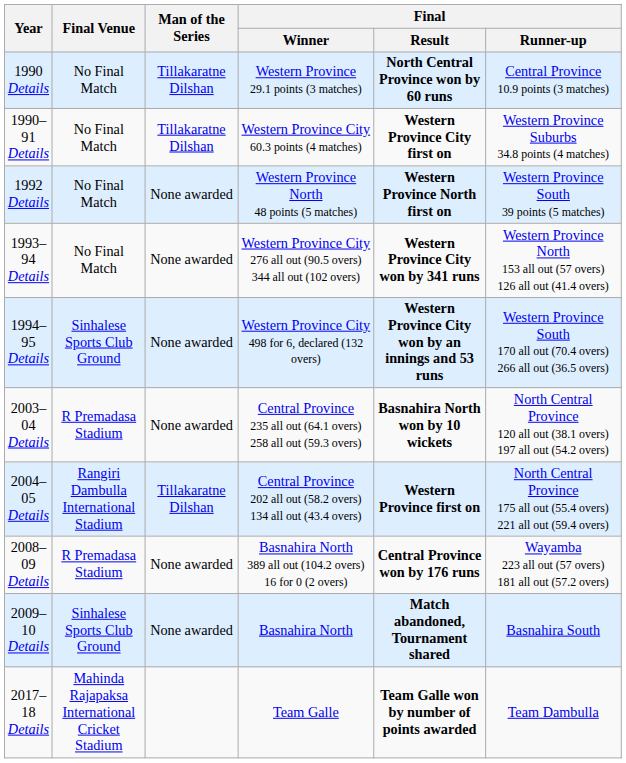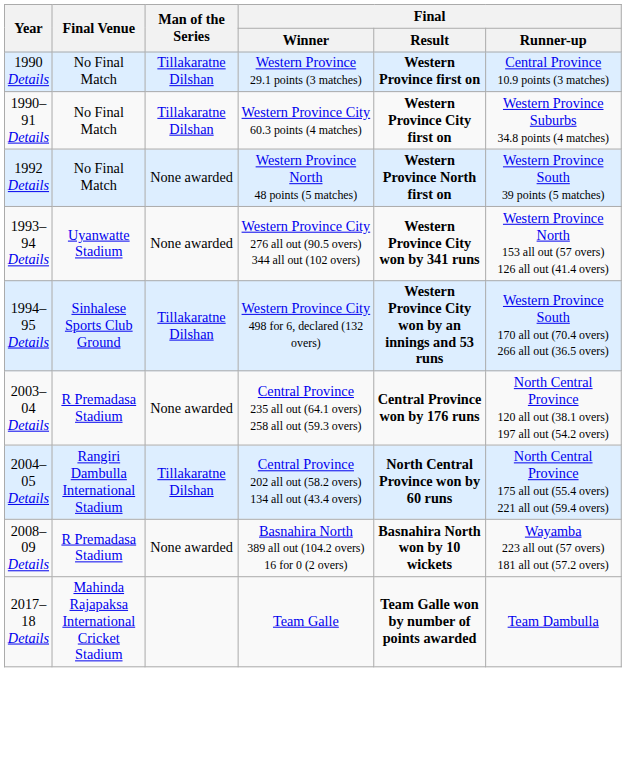(430, 80) North Central Province won by 60 runs -> (430, 72) Western Province first on
(99, 260) No Final Match -> (99, 243) Uyanwatte Stadium
(192, 342) None awarded -> (192, 326) Tillakaratne Dilshan
(430, 425) Basnahira North won by 10 wickets -> (430, 408) Central Province won by 176 runs
(430, 499) Western Province first on -> (430, 482) North Central Province won by 60 runs
(430, 564) Central Province won by 176 runs -> (430, 548) Basnahira North won by 10 wickets
- row: (28, 630)
